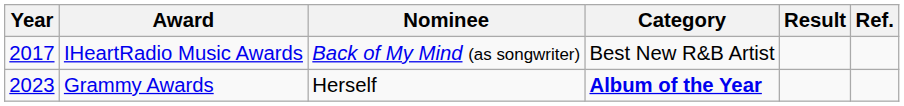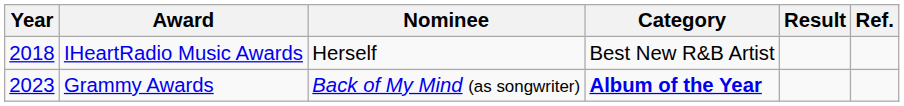(32, 52) 2017 -> (32, 52) 2018
(446, 52) Back of My Mind (as songwriter) -> (344, 52) Herself
(344, 85) Herself -> (446, 85) Back of My Mind (as songwriter)
